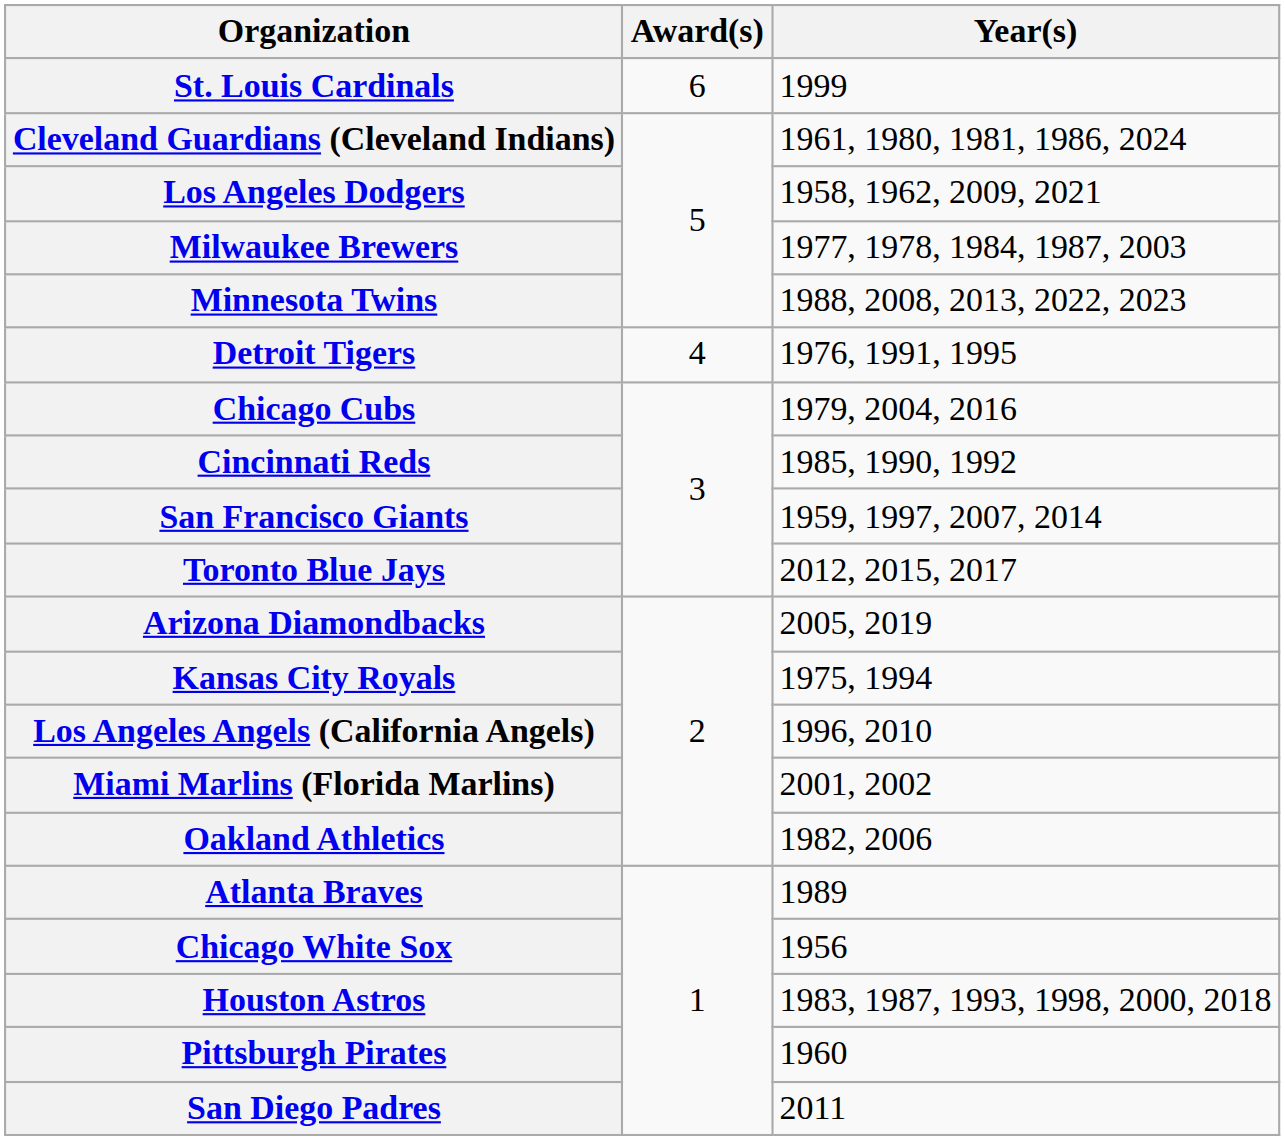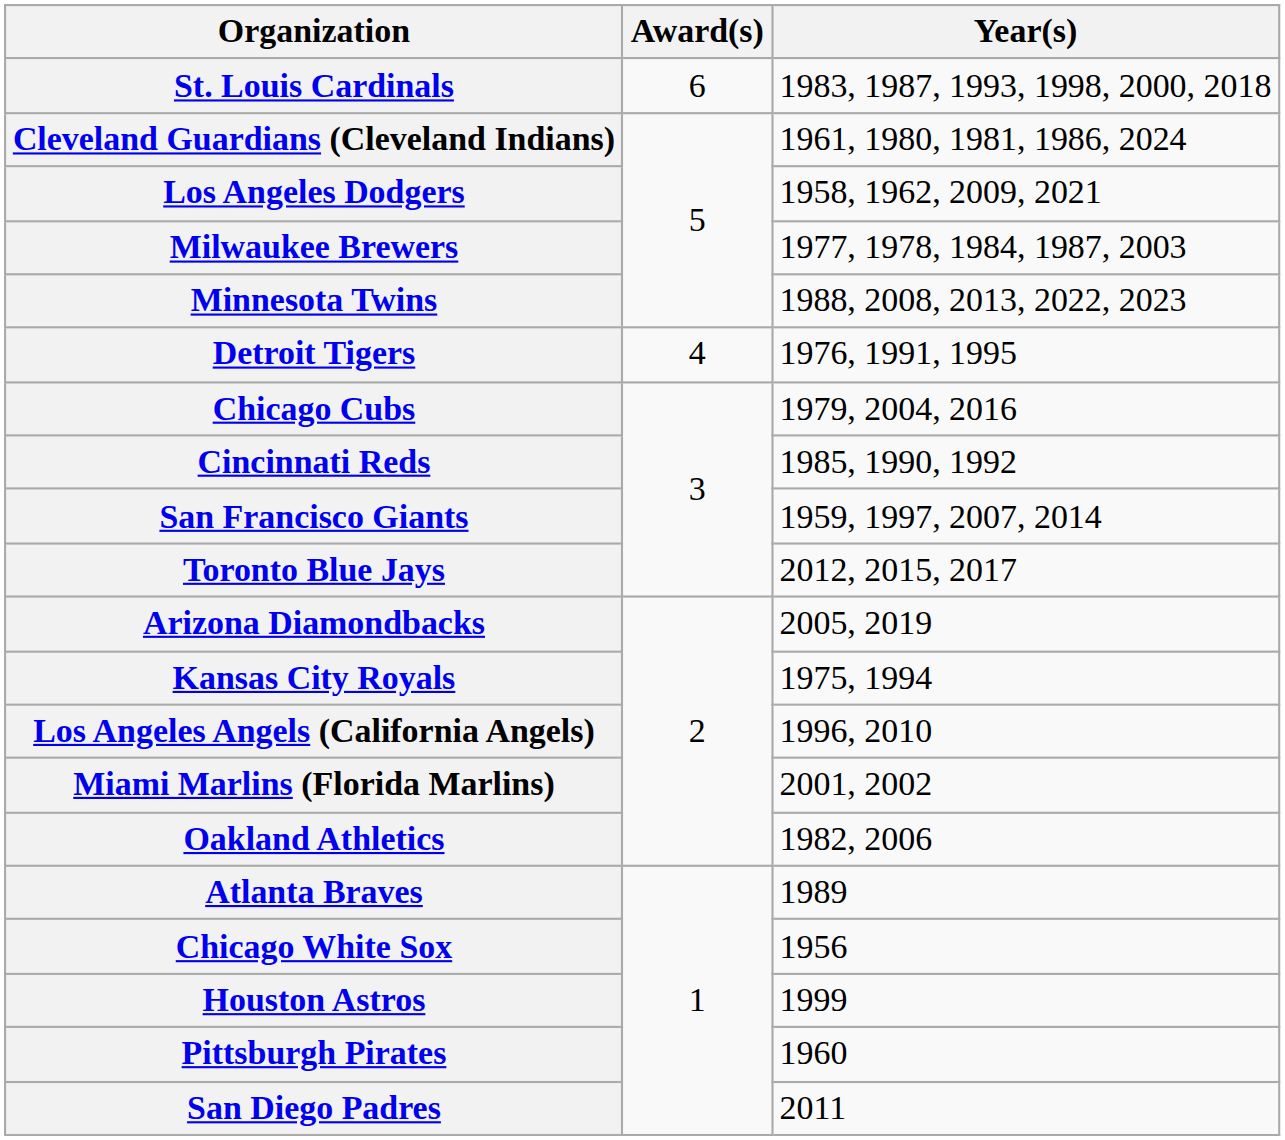(813, 85) 1999 -> (1025, 85) 1983, 1987, 1993, 1998, 2000, 2018
(1025, 999) 1983, 1987, 1993, 1998, 2000, 2018 -> (813, 999) 1999
